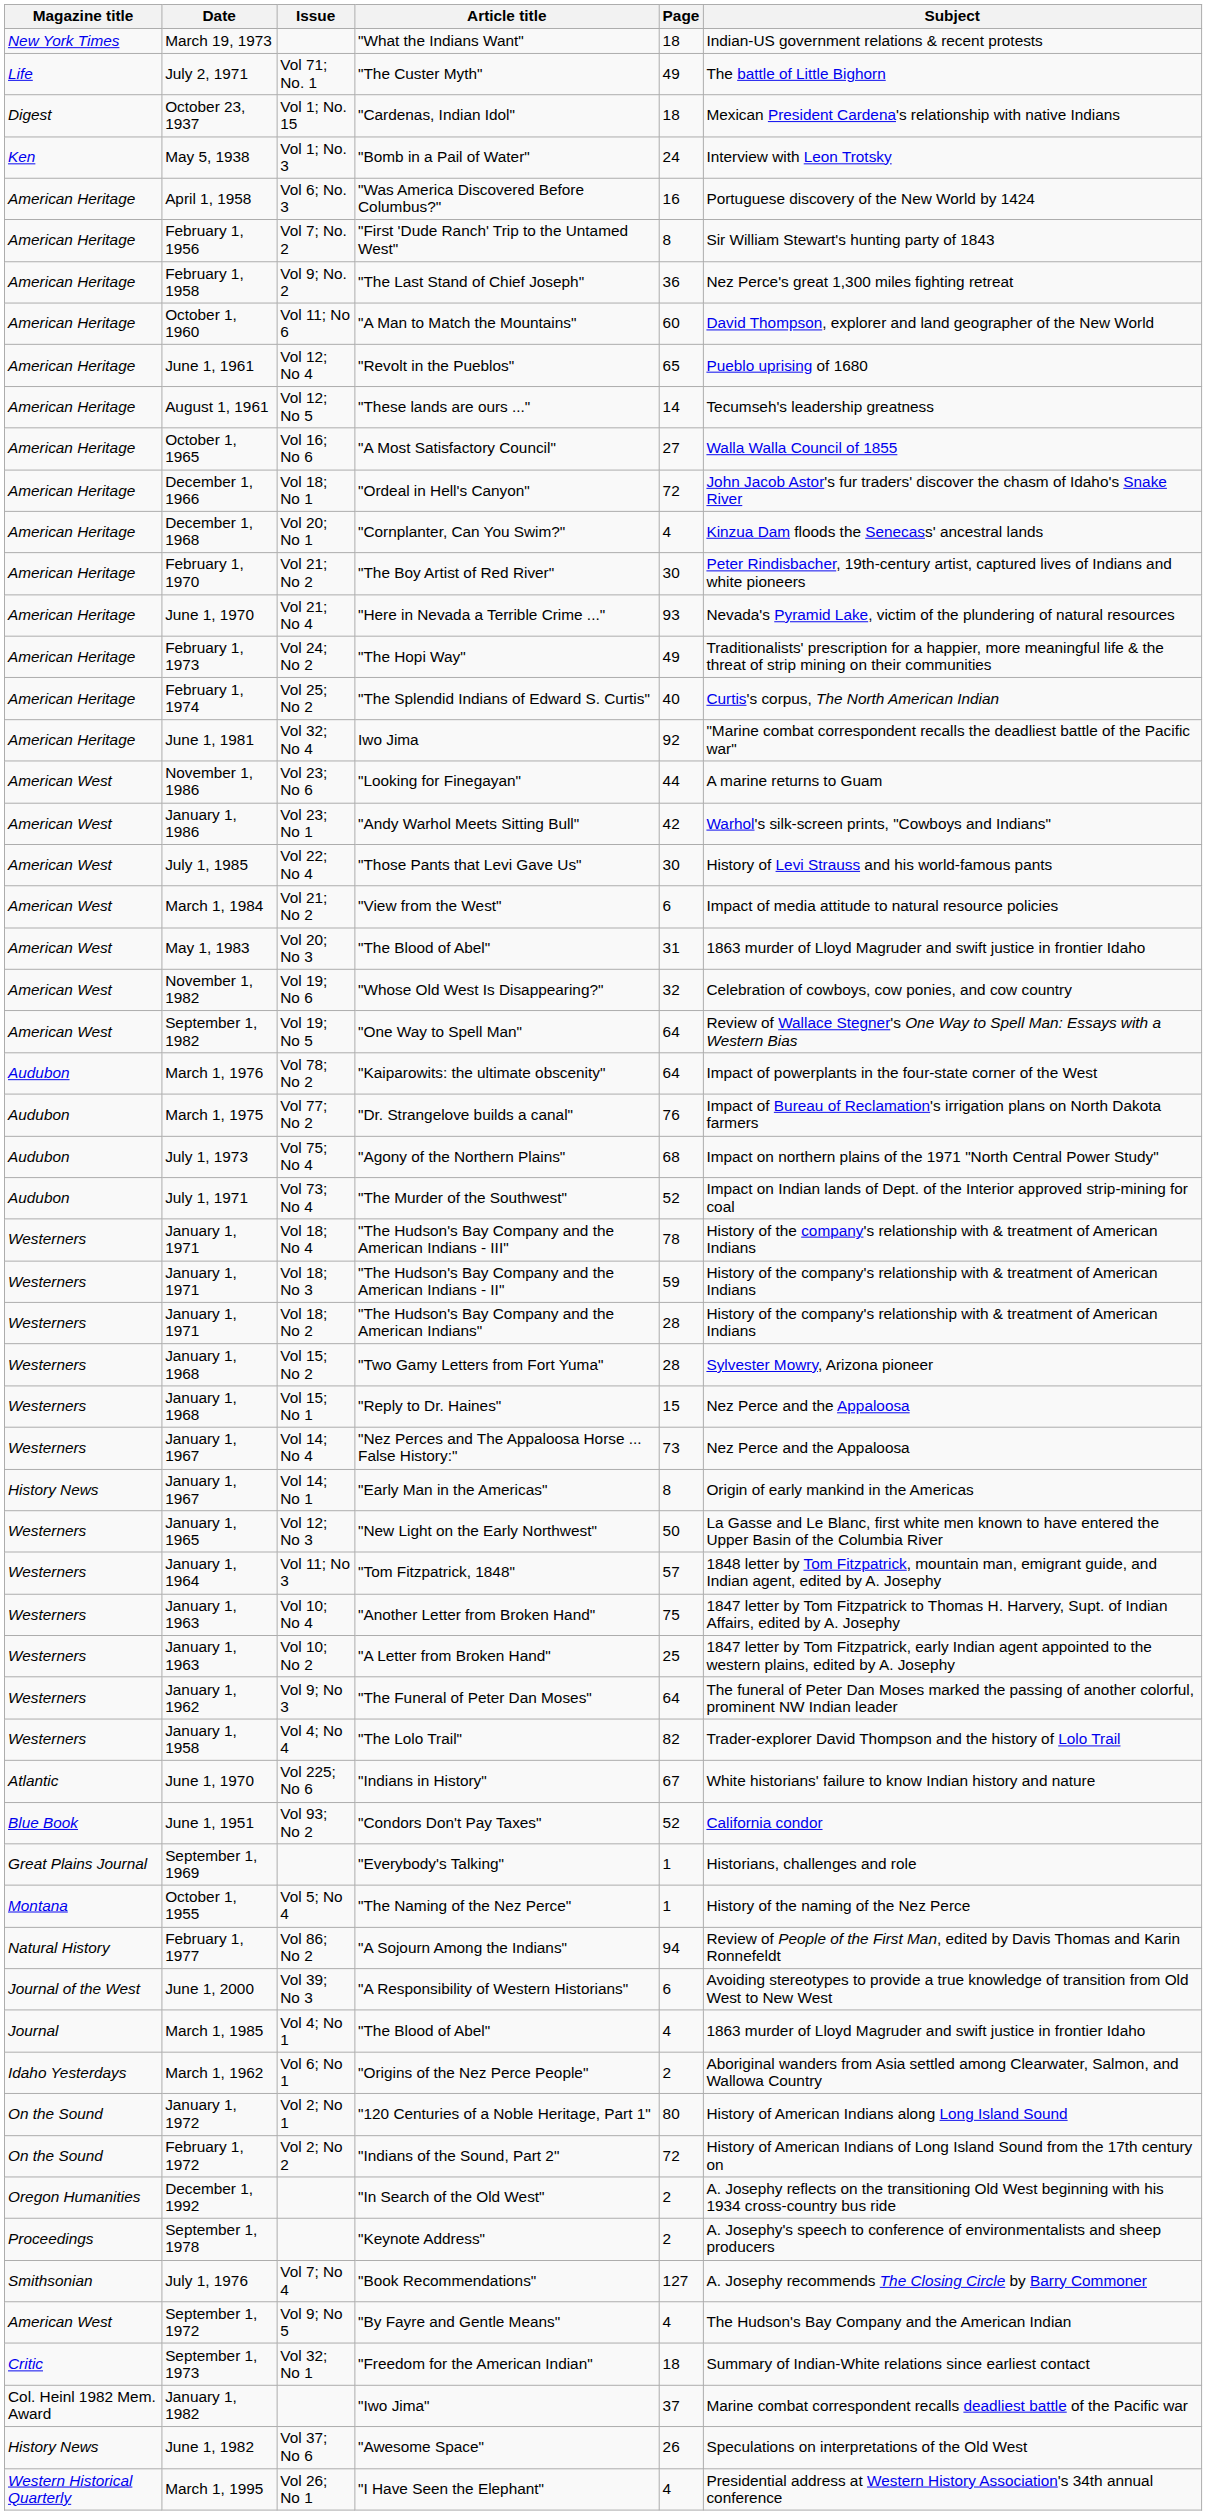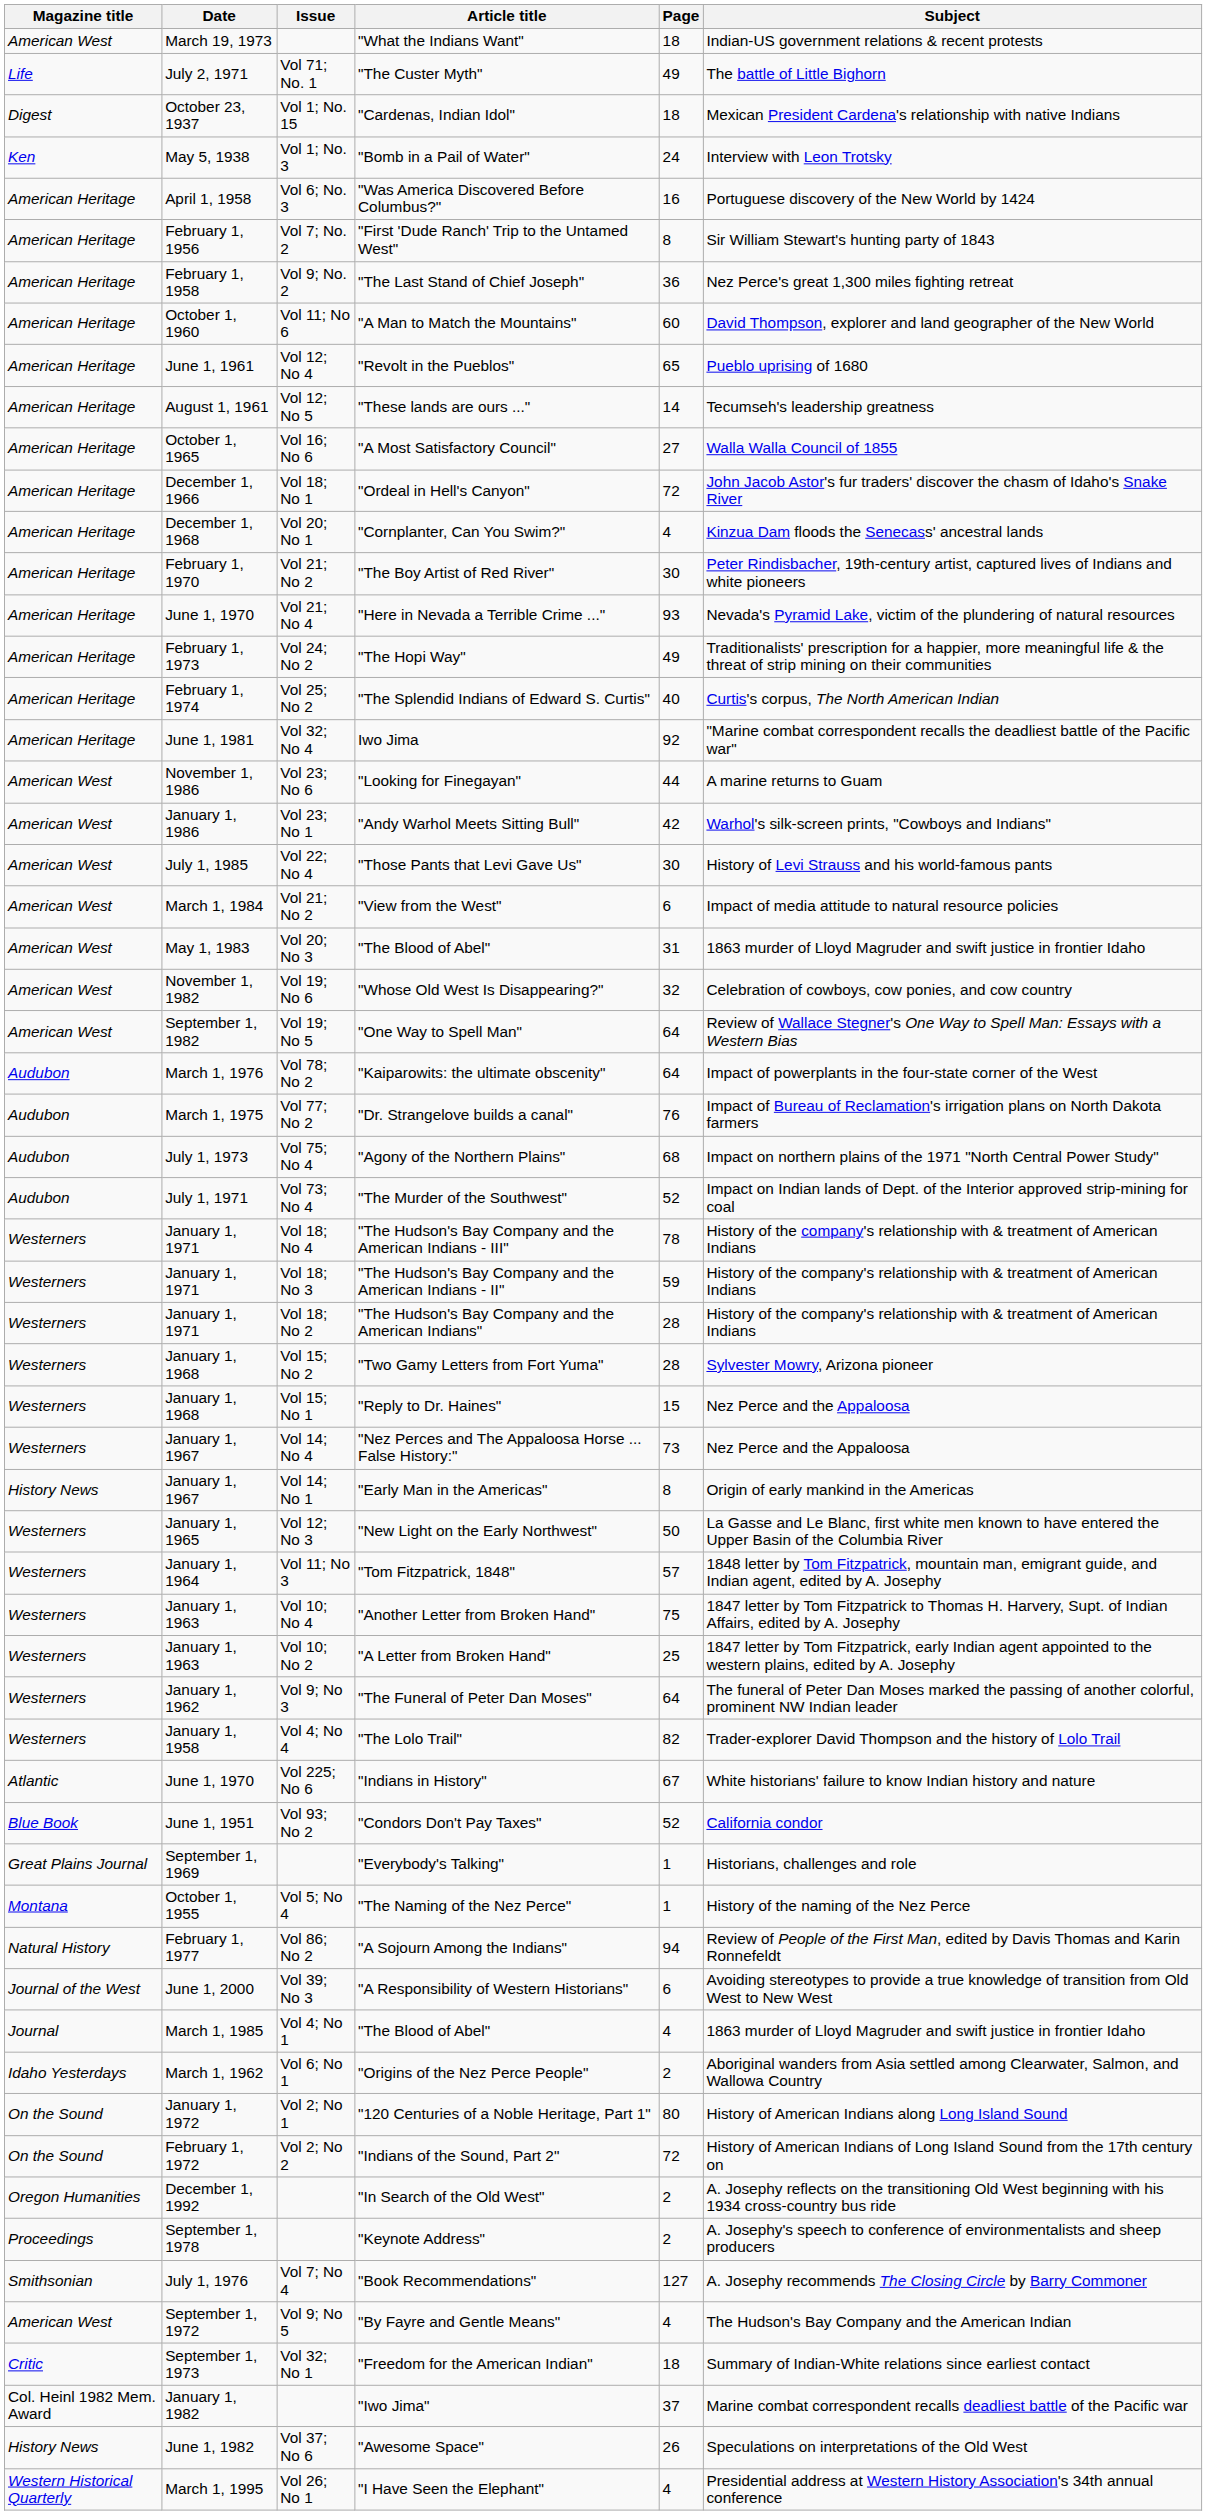(64, 41) New York Times -> (60, 41) American West
